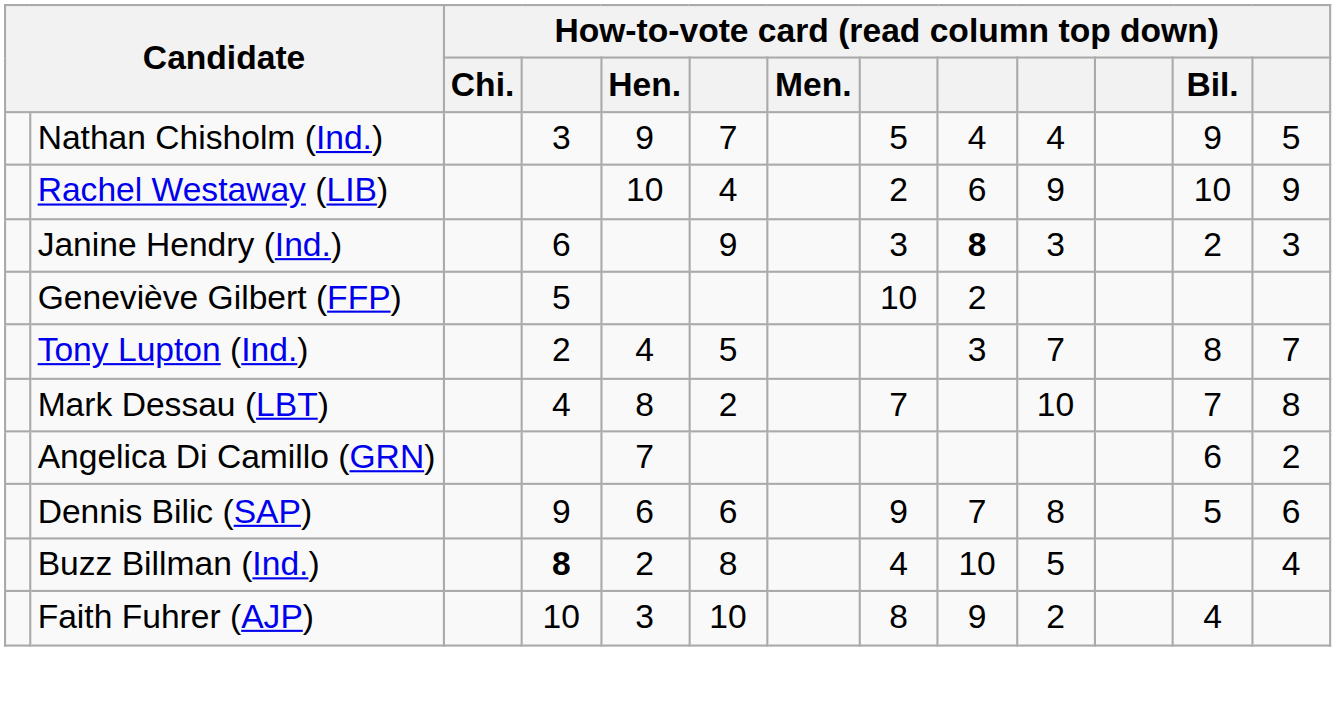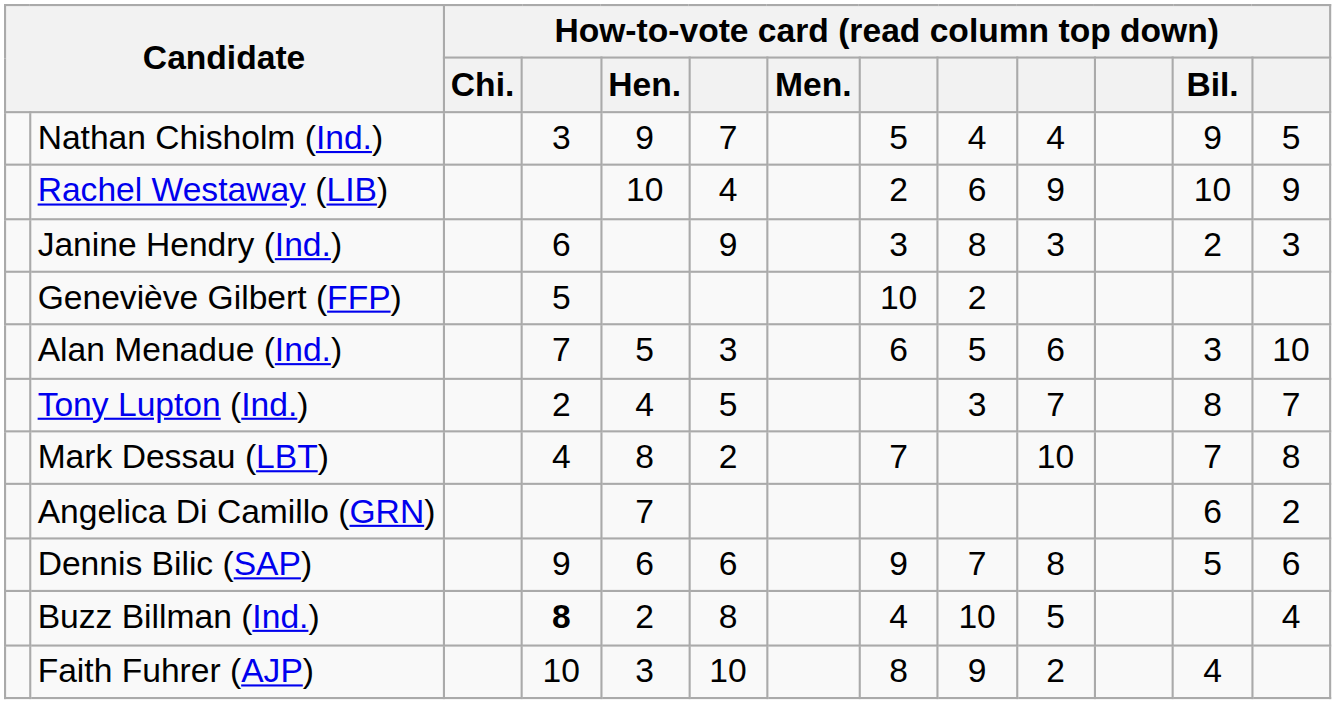(977, 244) bold -> (977, 244) normal
+ row: (190, 350)
